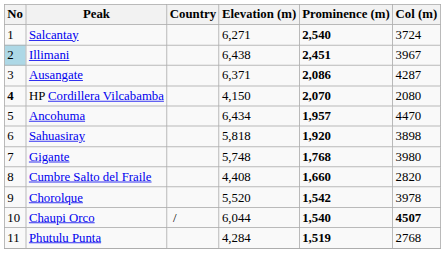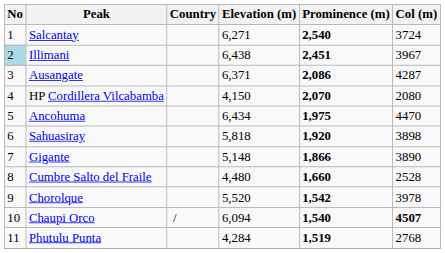(11, 95) bold -> (11, 95) normal
(317, 116) 1,957 -> (317, 116) 1,975
(236, 156) 5,748 -> (236, 156) 5,148
(317, 156) 1,768 -> (317, 156) 1,866
(408, 156) 3980 -> (408, 156) 3890
(236, 177) 4,408 -> (236, 177) 4,480
(408, 177) 2820 -> (408, 177) 2528
(236, 217) 6,044 -> (236, 217) 6,094
